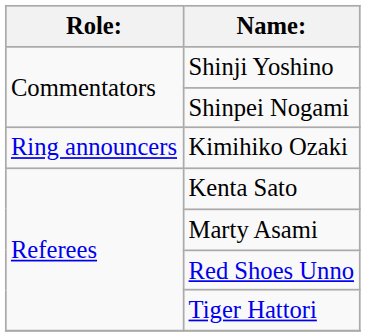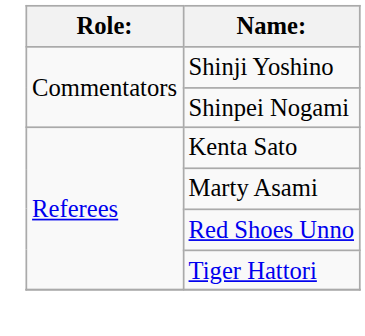- row: (268, 147)
